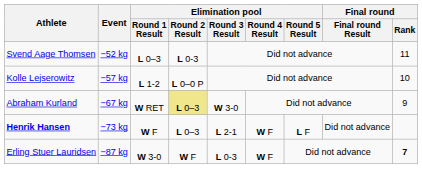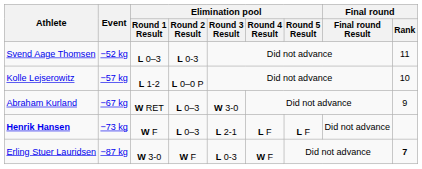(188, 108) khaki background -> (188, 108) no background
(265, 132) W F -> (265, 132) L F
